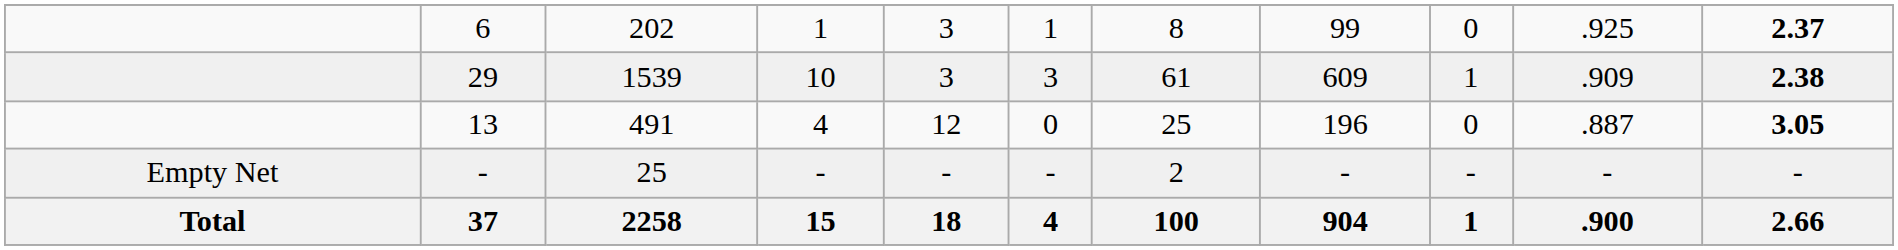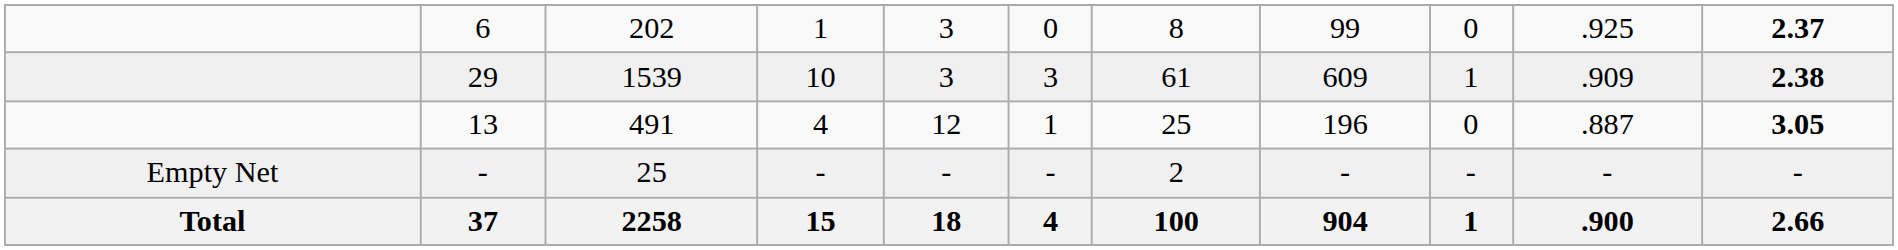(1051, 28) 1 -> (1051, 28) 0
(1051, 124) 0 -> (1051, 124) 1
